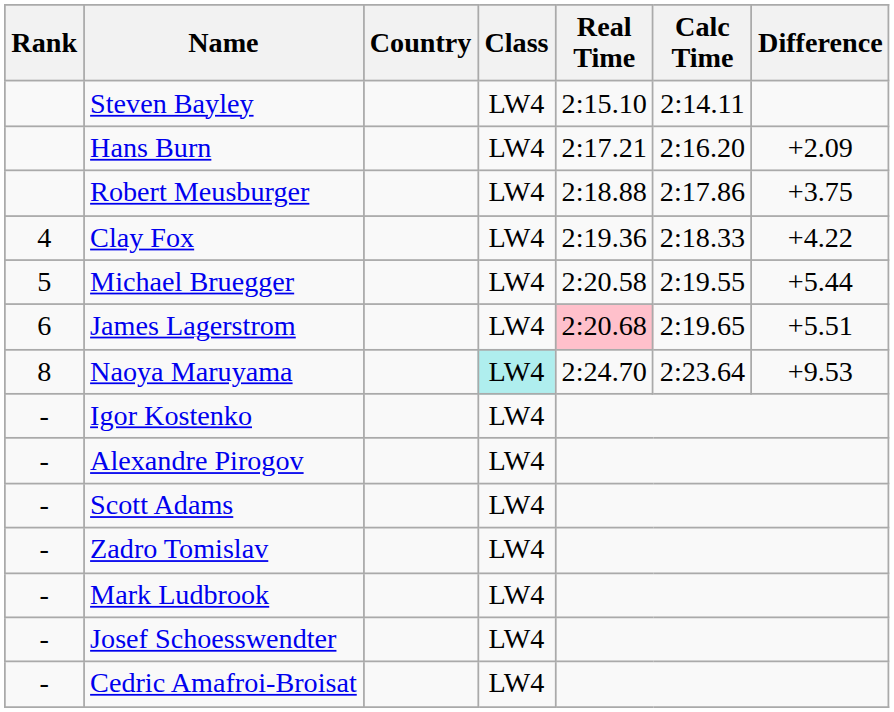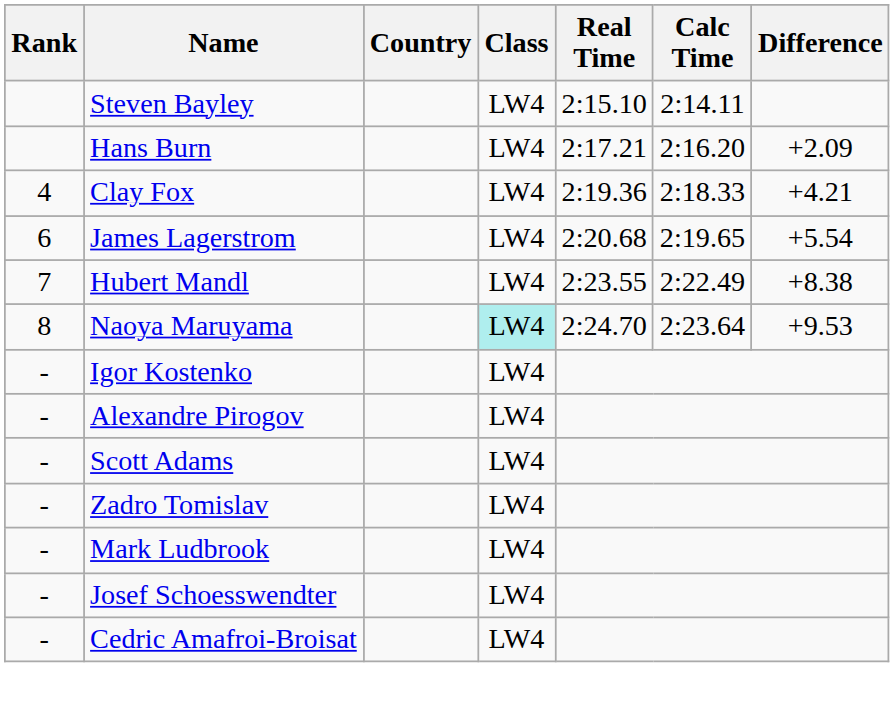- row: (200, 192)
(820, 237) +4.22 -> (820, 192) +4.21
- row: (192, 281)
(604, 326) pink background -> (604, 237) no background
(820, 326) +5.51 -> (820, 237) +5.54
+ row: (169, 281)
